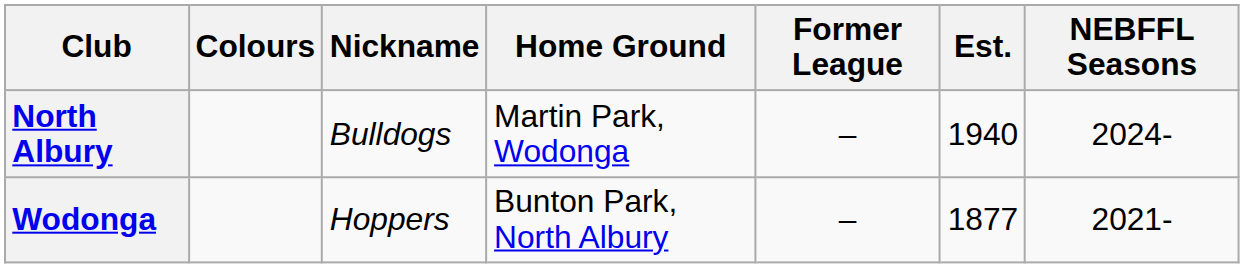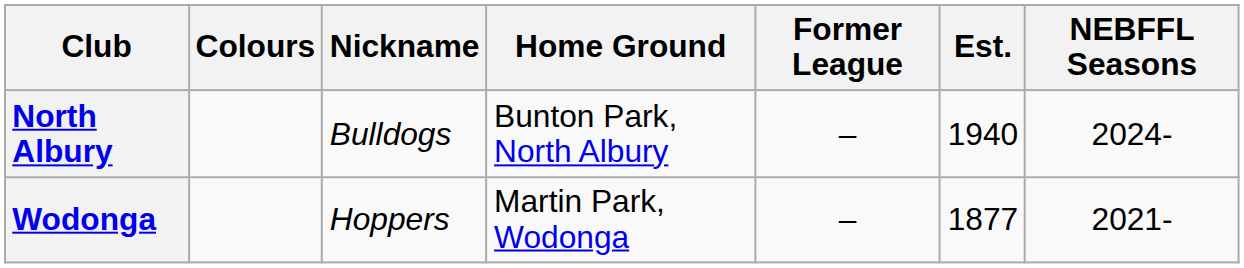(579, 133) Martin Park, Wodonga -> (586, 133) Bunton Park, North Albury
(586, 219) Bunton Park, North Albury -> (579, 219) Martin Park, Wodonga
